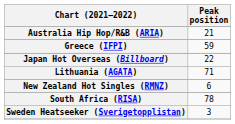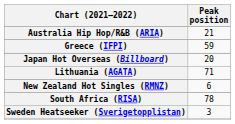(209, 60) 22 -> (209, 60) 20
